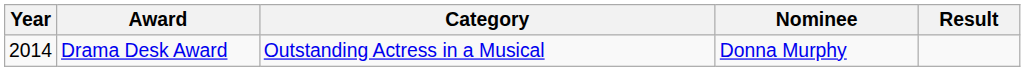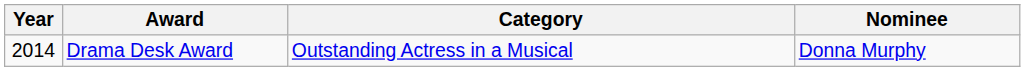- column: (969, 19)
